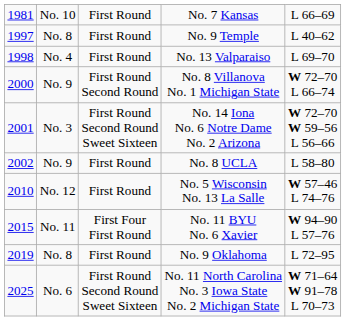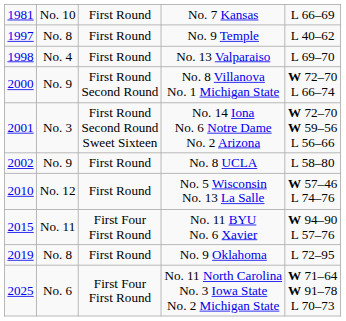(120, 290) First Round Second Round Sweet Sixteen -> (120, 290) First Four First Round
